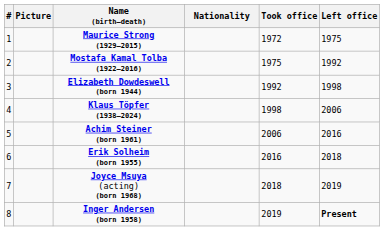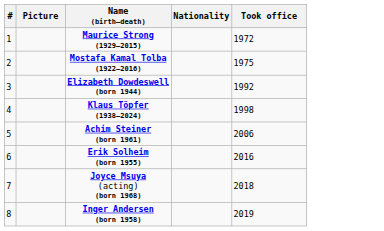- column: (349, 16)
